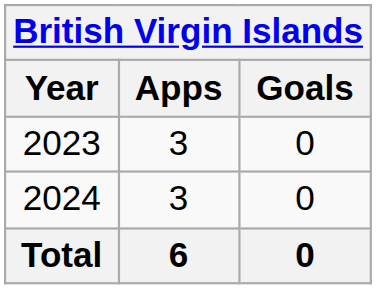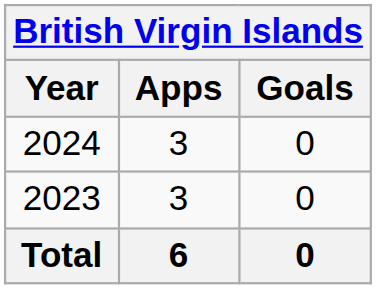rows swapped: (62, 143) <-> (62, 198)
